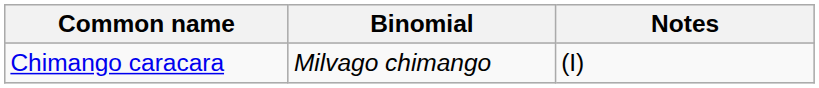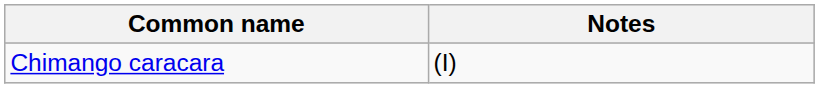- column: (422, 23)
